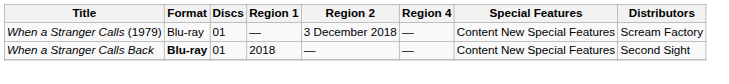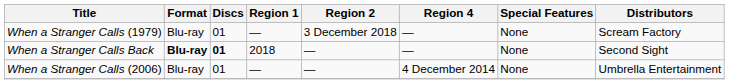(536, 32) Content New Special Features -> (514, 32) None
(219, 50) normal -> (219, 50) bold
(536, 50) Content New Special Features -> (514, 50) None
+ row: (84, 69)
